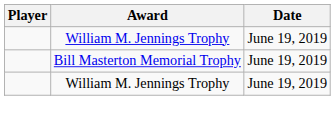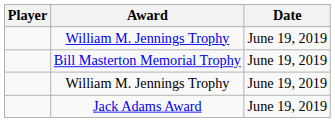+ row: (27, 106)
